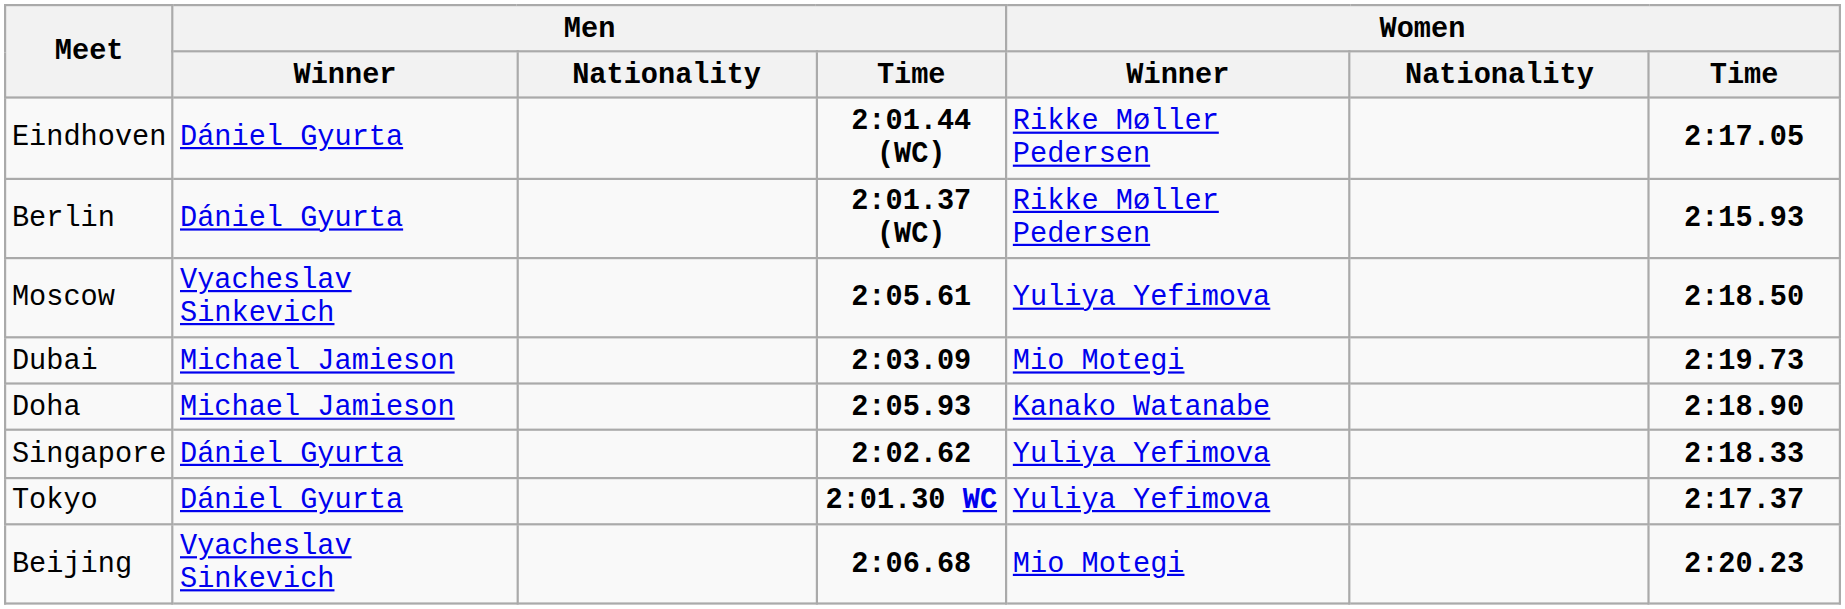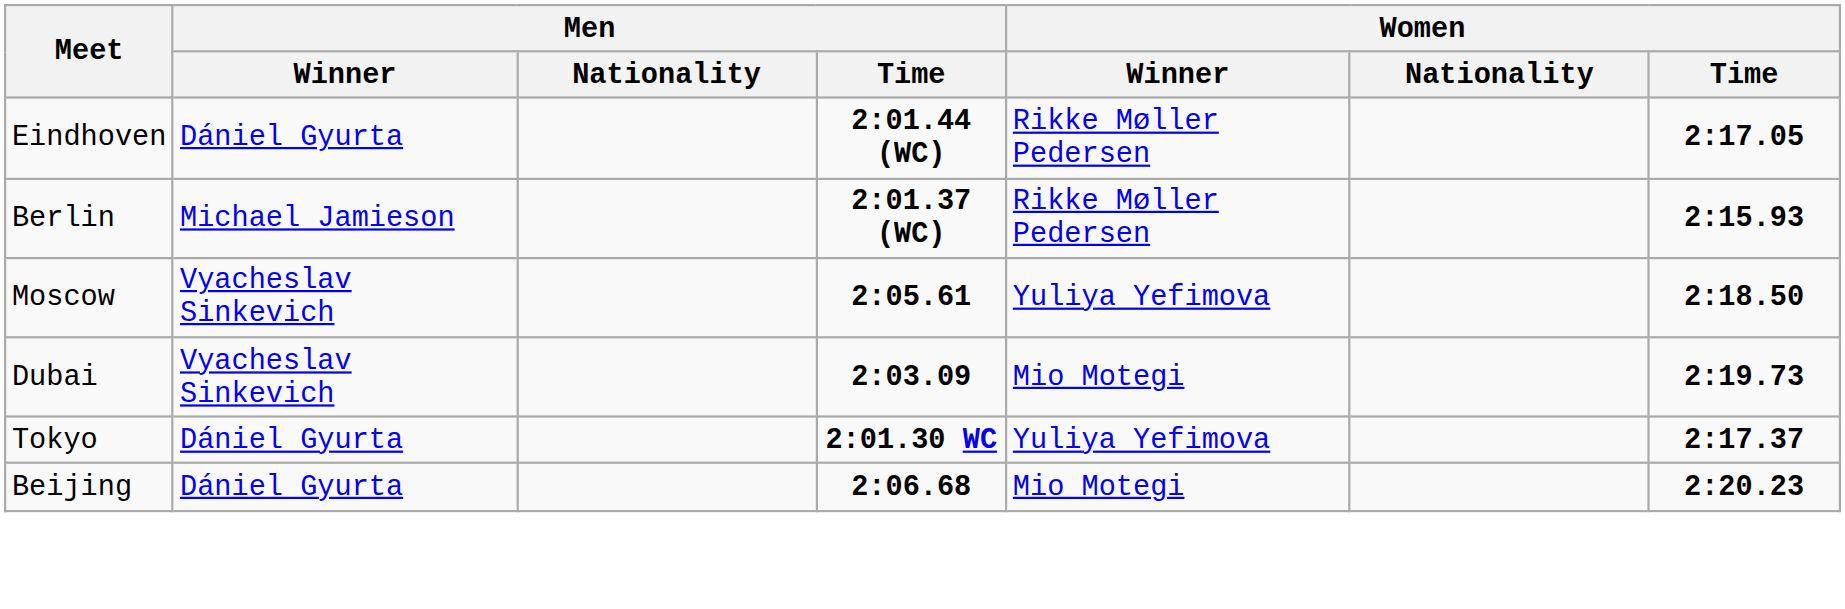(292, 218) Dániel Gyurta -> (317, 218) Michael Jamieson
(317, 360) Michael Jamieson -> (266, 377) Vyacheslav Sinkevich
- row: (46, 407)
- row: (89, 454)
(266, 563) Vyacheslav Sinkevich -> (292, 487) Dániel Gyurta
